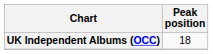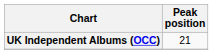(185, 40) 18 -> (185, 40) 21
